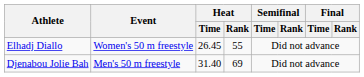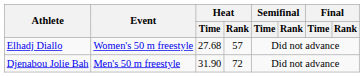(210, 46) 26.45 -> (210, 46) 27.68
(238, 46) 55 -> (238, 46) 57
(210, 63) 31.40 -> (210, 63) 31.90
(238, 63) 69 -> (238, 63) 72
